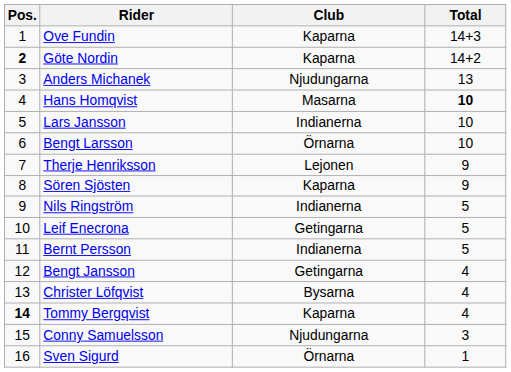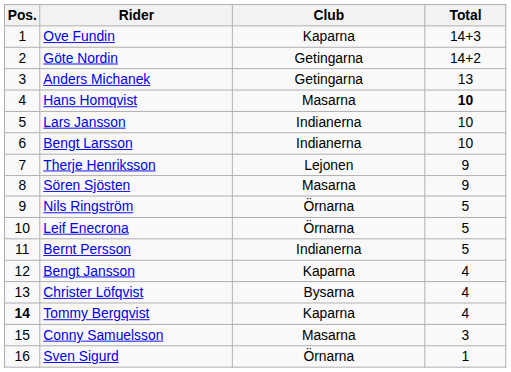(22, 58) bold -> (22, 58) normal
(329, 58) Kaparna -> (329, 58) Getingarna
(329, 79) Njudungarna -> (329, 79) Getingarna
(329, 143) Örnarna -> (329, 143) Indianerna
(329, 186) Kaparna -> (329, 186) Masarna
(329, 207) Indianerna -> (329, 207) Örnarna
(329, 228) Getingarna -> (329, 228) Örnarna
(329, 271) Getingarna -> (329, 271) Kaparna
(329, 335) Njudungarna -> (329, 335) Masarna
